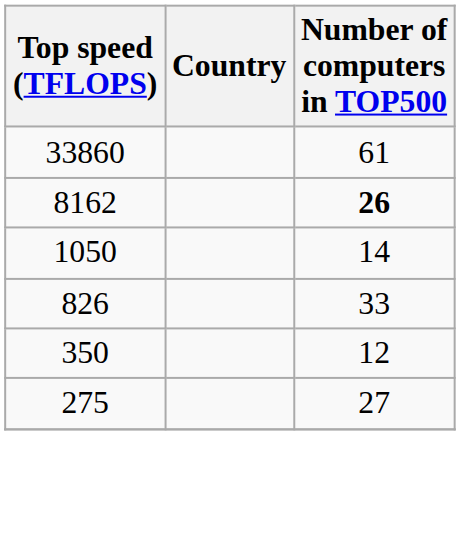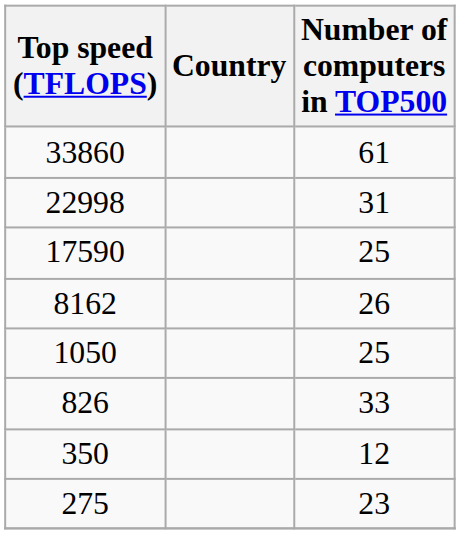+ row: (85, 202)
+ row: (85, 252)
(374, 202) bold -> (374, 302) normal
(374, 252) 14 -> (374, 352) 25
(374, 403) 27 -> (374, 503) 23
